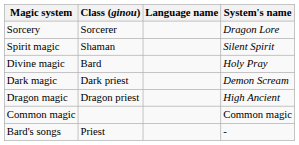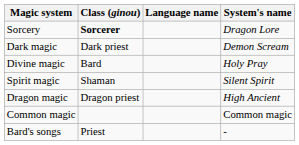(99, 30) normal -> (100, 30) bold
rows swapped: (33, 47) <-> (32, 81)
